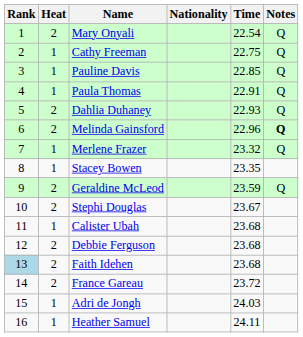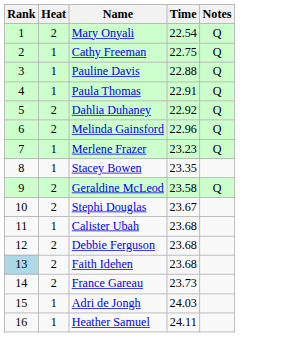- column: (199, 14)
(247, 71) 22.85 -> (183, 71) 22.88
(247, 110) 22.93 -> (183, 110) 22.92
(281, 129) bold -> (217, 129) normal
(247, 149) 23.32 -> (183, 149) 23.23
(247, 187) 23.59 -> (183, 187) 23.58
(247, 284) 23.72 -> (183, 284) 23.73
